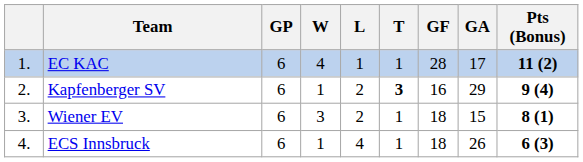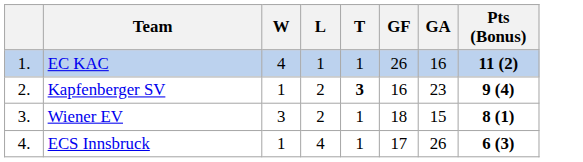- column: (281, 27)
(438, 63) 28 -> (399, 63) 26
(477, 63) 17 -> (438, 63) 16
(477, 90) 29 -> (438, 90) 23
(438, 143) 18 -> (399, 143) 17
